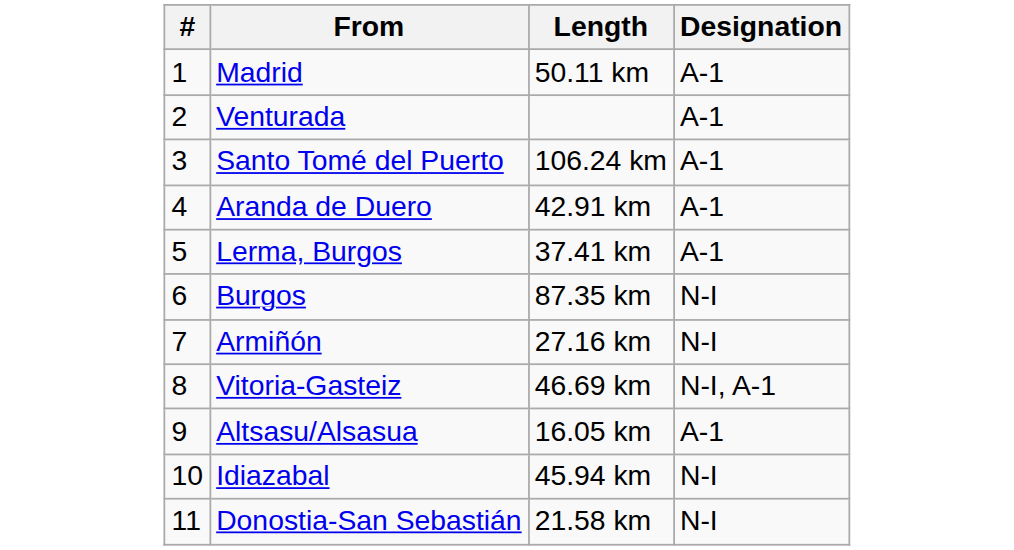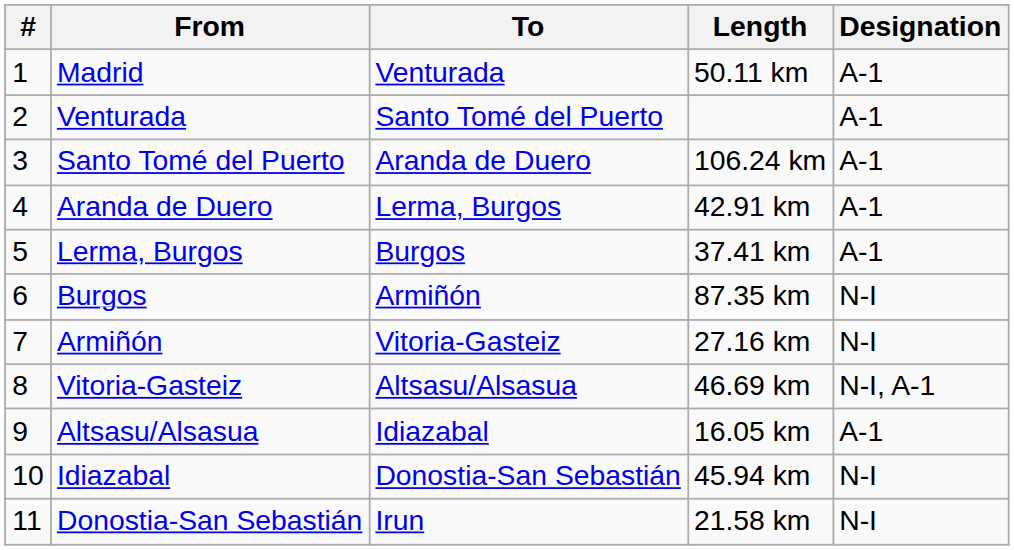+ column: (528, 26)
